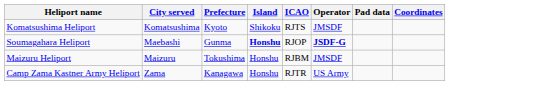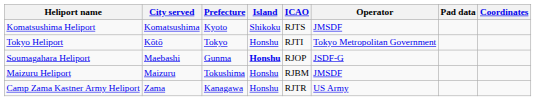+ row: (35, 42)
(330, 42) bold -> (329, 58) normal
